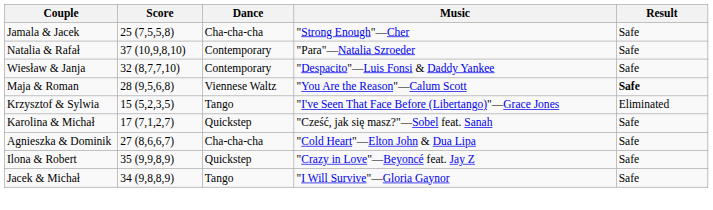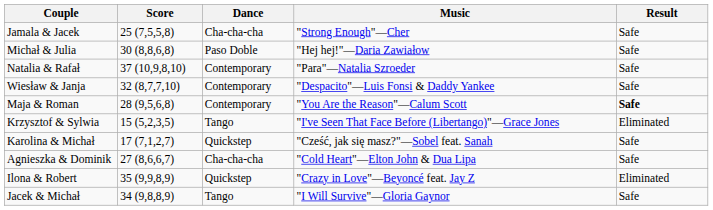+ row: (42, 50)
(241, 86) Viennese Waltz -> (238, 104) Contemporary
(629, 159) Safe -> (644, 178) Eliminated
